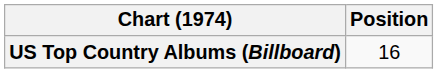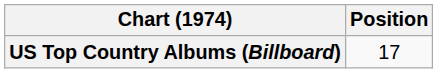(389, 51) 16 -> (389, 51) 17
